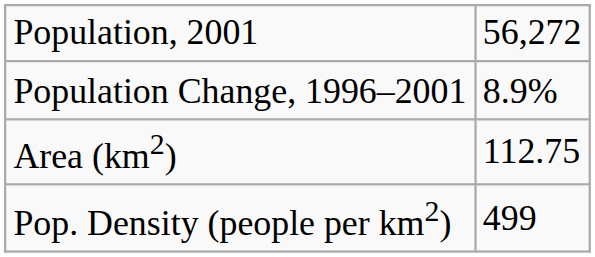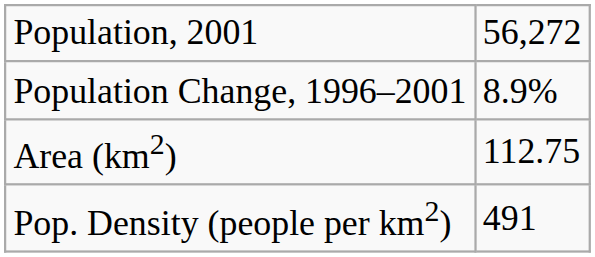(510, 217) 499 -> (510, 217) 491
